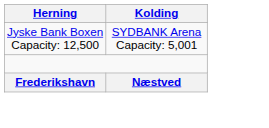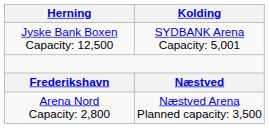+ row: (69, 107)
